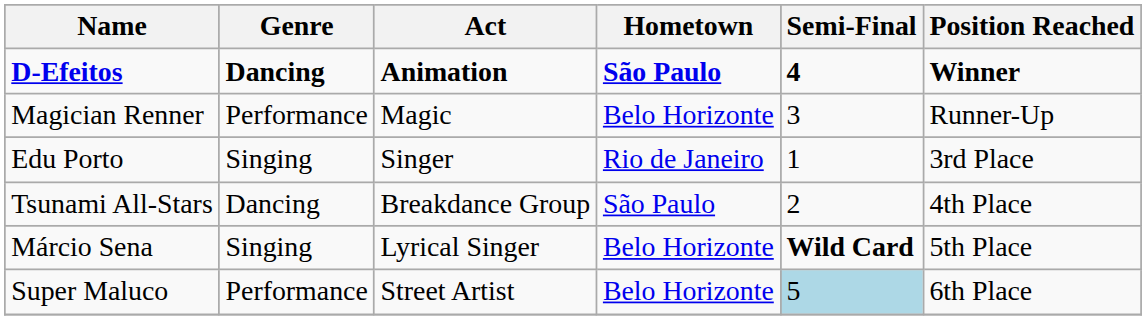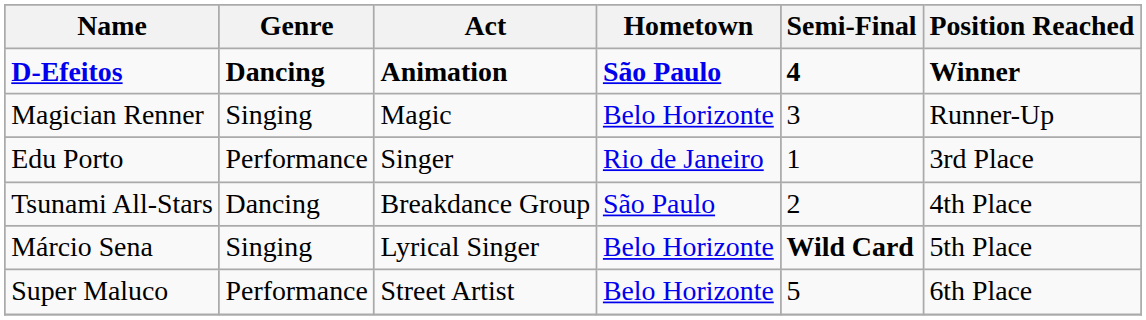(297, 114) Performance -> (269, 114) Singing
(269, 159) Singing -> (297, 159) Performance
(794, 291) lightblue background -> (794, 291) no background
